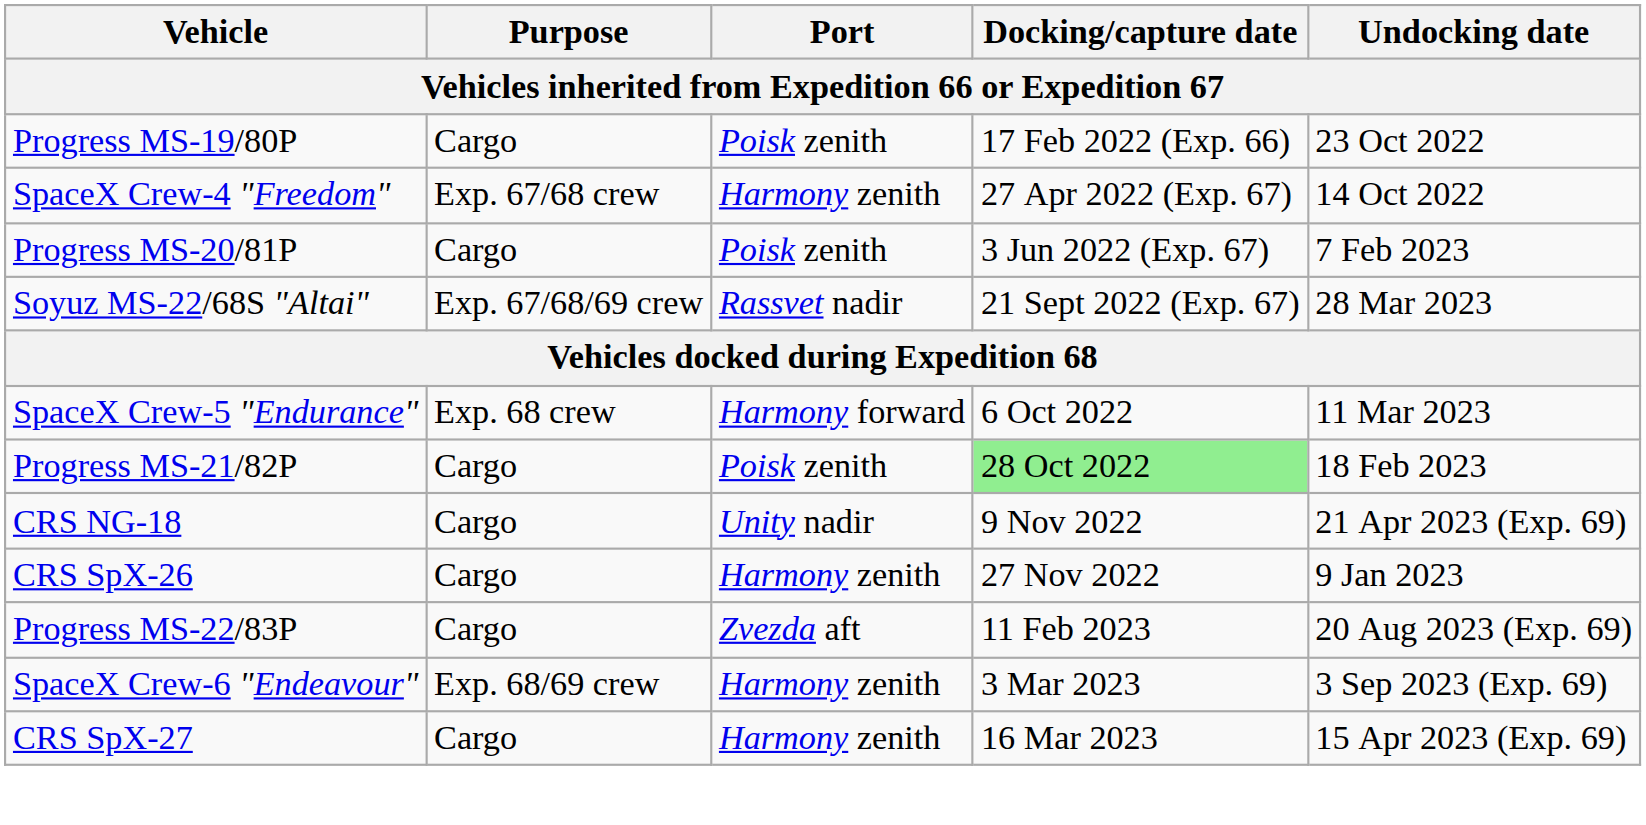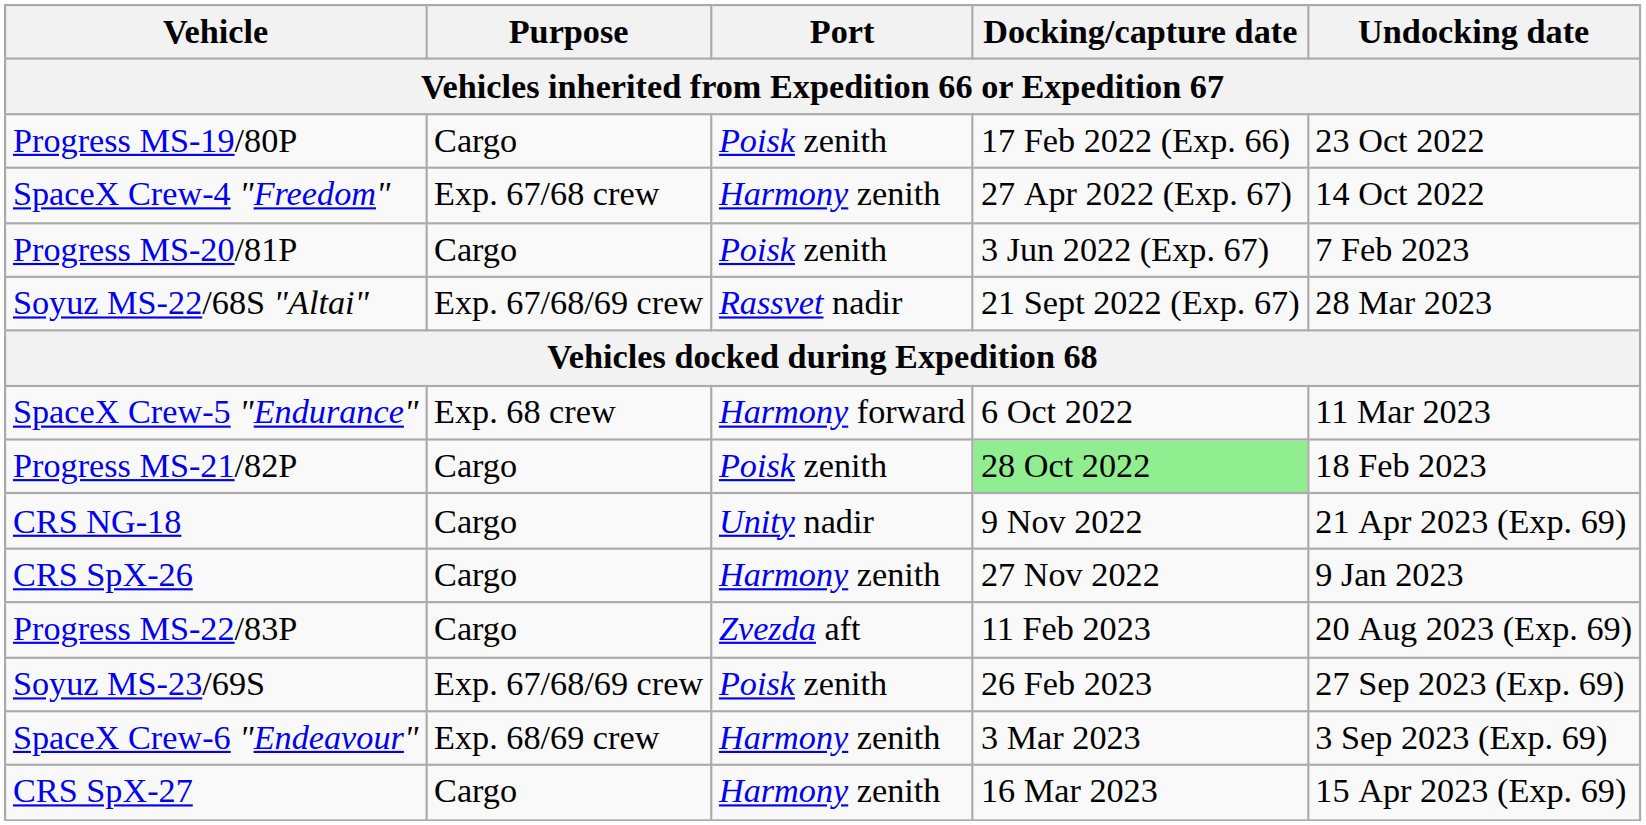+ row: (139, 683)
